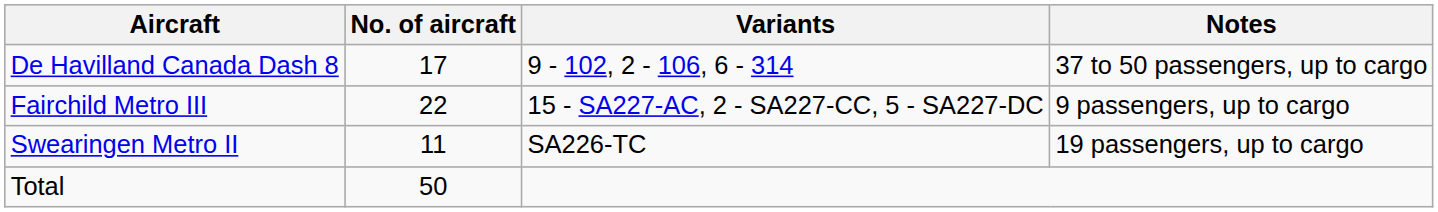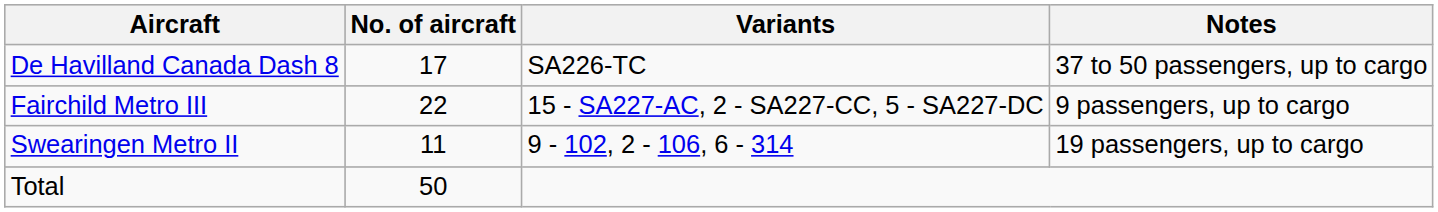(661, 65) 9 - 102, 2 - 106, 6 - 314 -> (587, 65) SA226-TC
(587, 145) SA226-TC -> (661, 145) 9 - 102, 2 - 106, 6 - 314
